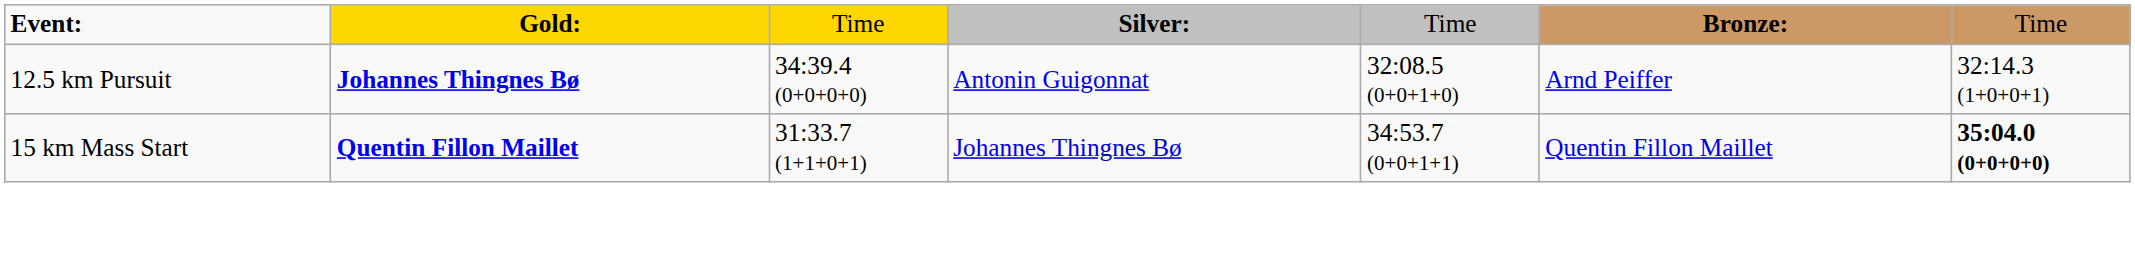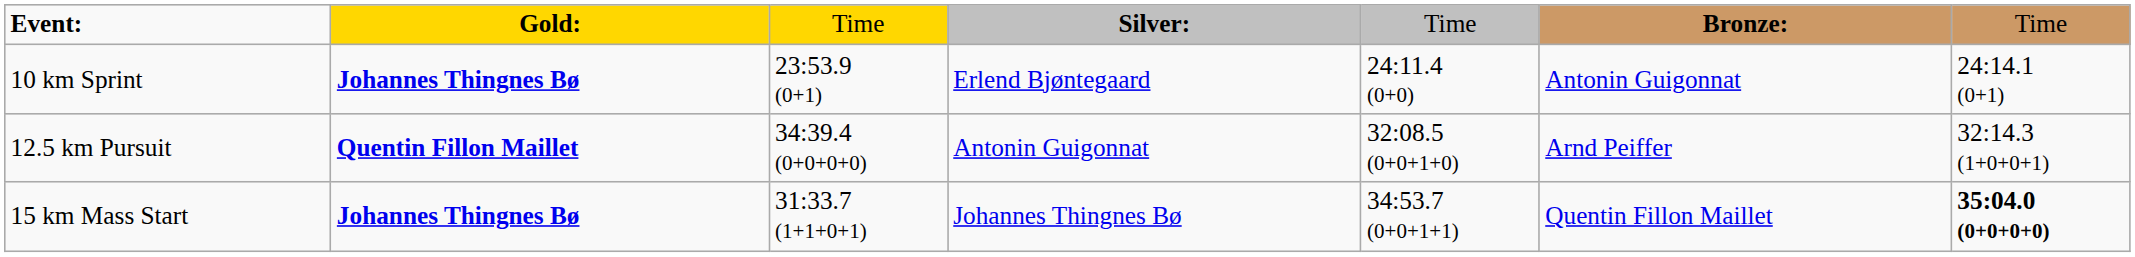+ row: (77, 78)
(458, 78) Johannes Thingnes Bø -> (458, 147) Quentin Fillon Maillet
(458, 147) Quentin Fillon Maillet -> (458, 215) Johannes Thingnes Bø
